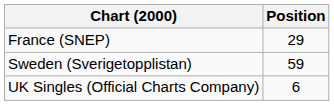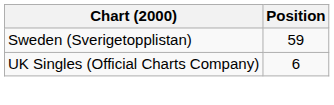- row: (59, 40)
